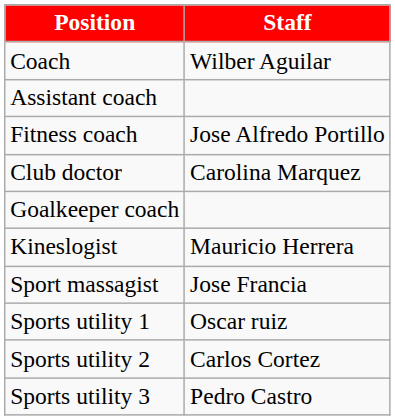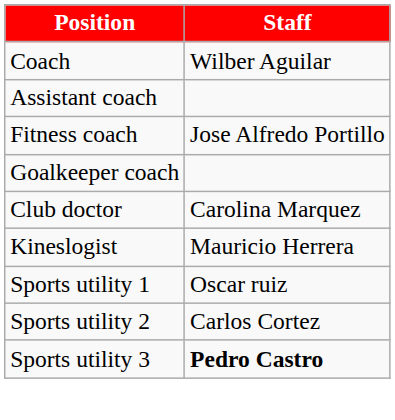rows swapped: (95, 209) <-> (66, 172)
- row: (84, 284)
(251, 396) normal -> (257, 358) bold
